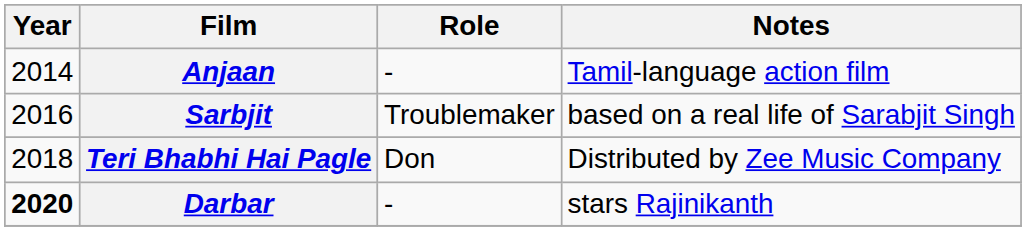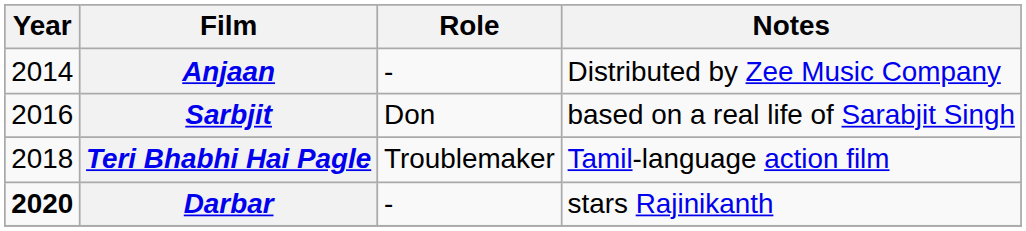(729, 70) Tamil-language action film -> (784, 70) Distributed by Zee Music Company
(469, 114) Troublemaker -> (410, 114) Don
(410, 159) Don -> (469, 159) Troublemaker
(784, 159) Distributed by Zee Music Company -> (729, 159) Tamil-language action film
